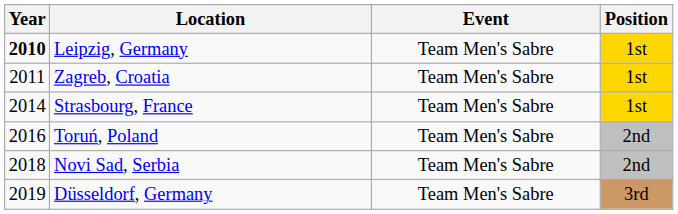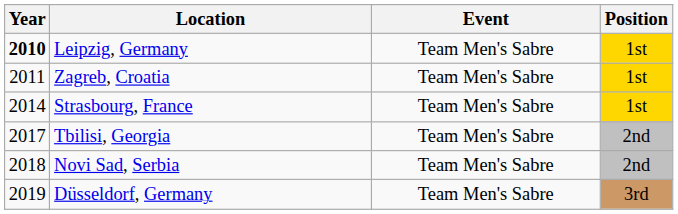- row: (106, 135)
+ row: (112, 135)
